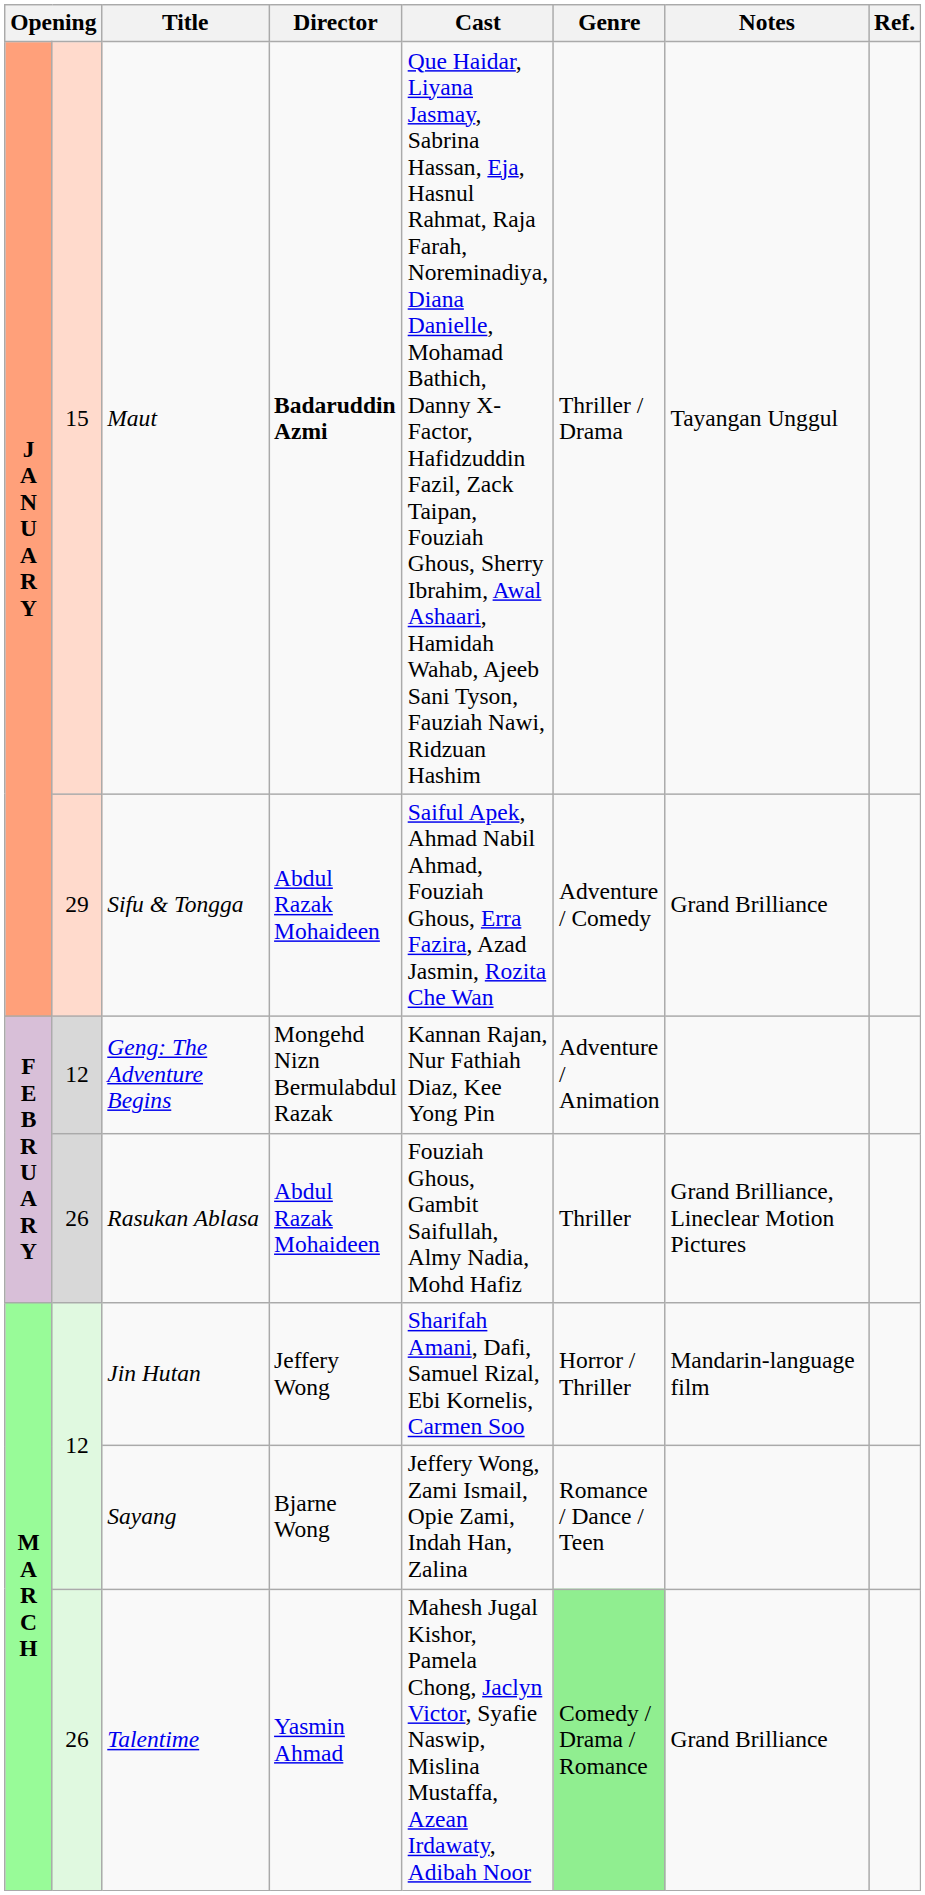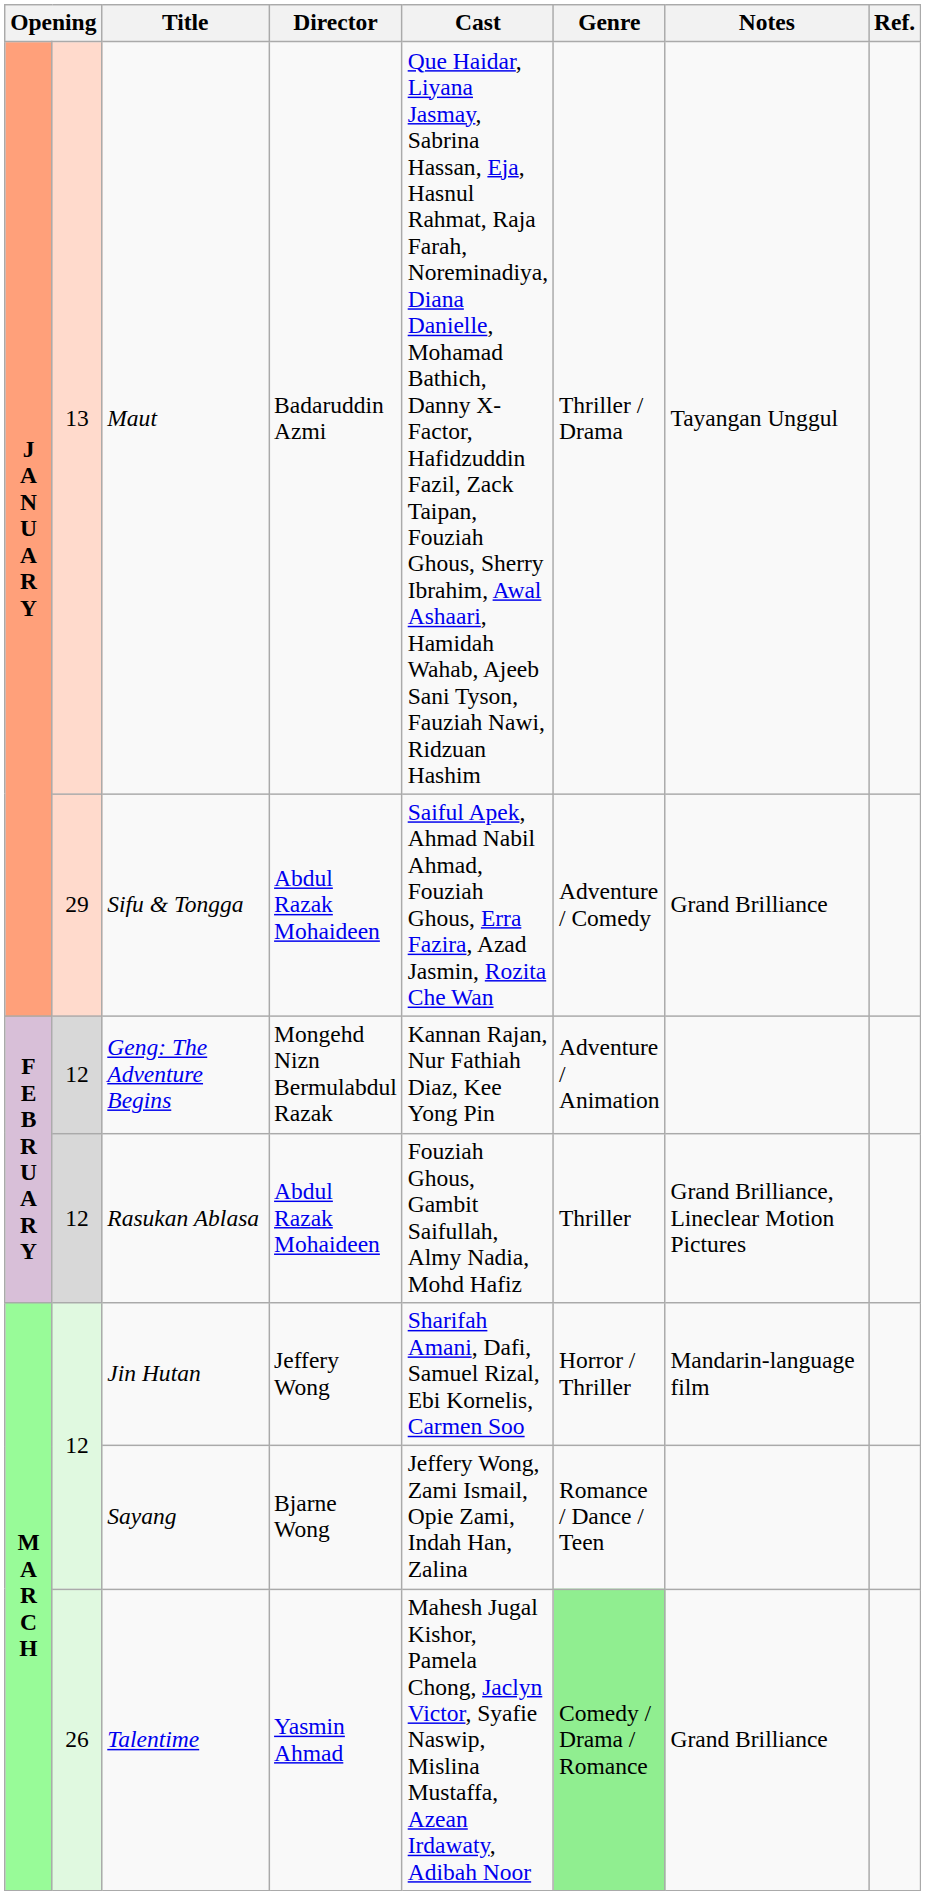(77, 417) 15 -> (77, 417) 13
(335, 417) bold -> (329, 417) normal
(77, 1217) 26 -> (77, 1217) 12
